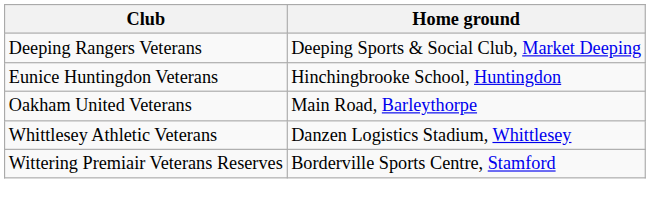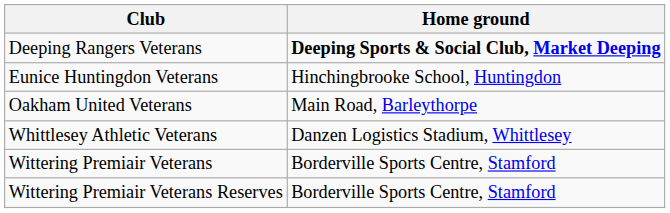(466, 47) normal -> (476, 47) bold
+ row: (111, 163)
